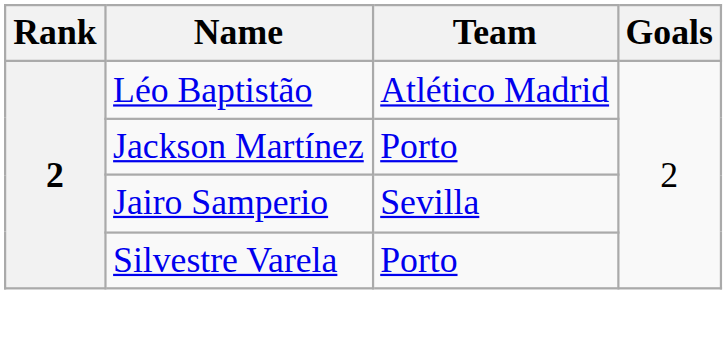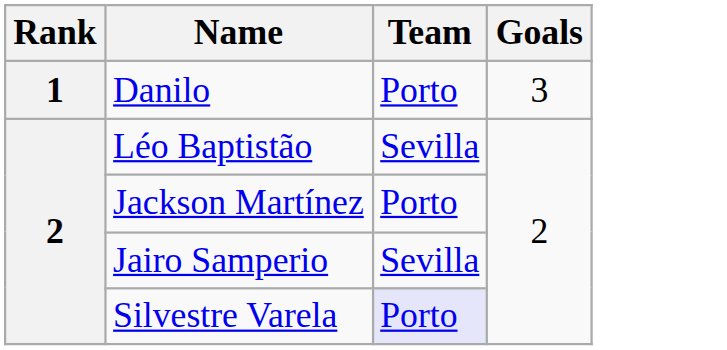+ row: (162, 89)
(495, 89) Atlético Madrid -> (430, 145) Sevilla
(419, 259) no background -> (419, 315) lavender background
